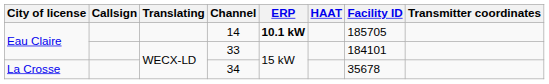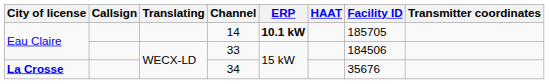(367, 50) 184101 -> (367, 50) 184506
(34, 69) normal -> (35, 69) bold
(364, 69) 35678 -> (364, 69) 35676
